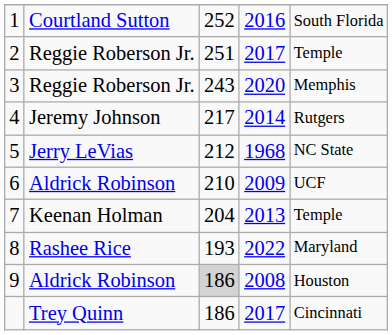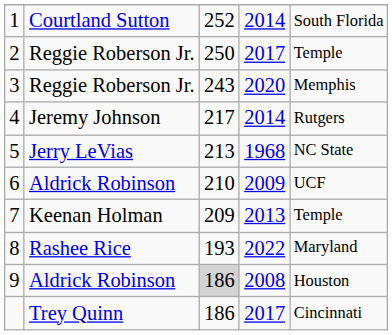(265, 20) 2016 -> (265, 20) 2014
(219, 53) 251 -> (219, 53) 250
(219, 150) 212 -> (219, 150) 213
(219, 215) 204 -> (219, 215) 209
